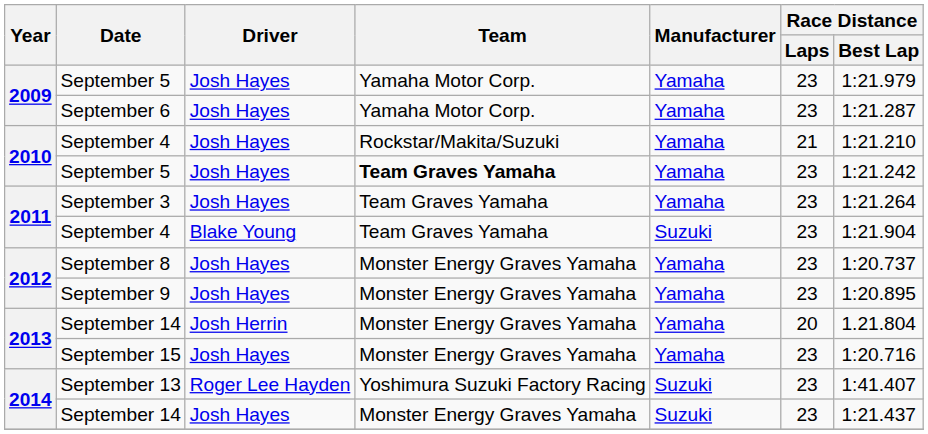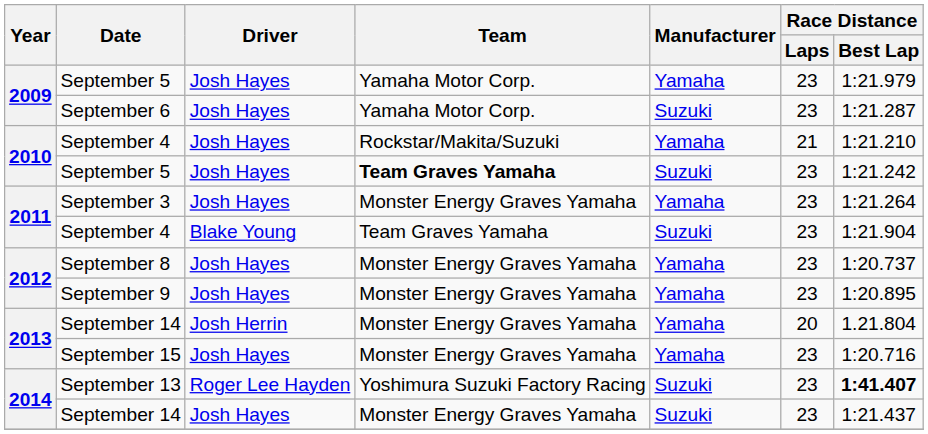(690, 111) Yamaha -> (683, 111) Suzuki
(690, 172) Yamaha -> (683, 172) Suzuki
(454, 202) Team Graves Yamaha -> (498, 202) Monster Energy Graves Yamaha
(879, 384) normal -> (879, 384) bold
